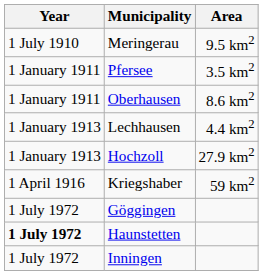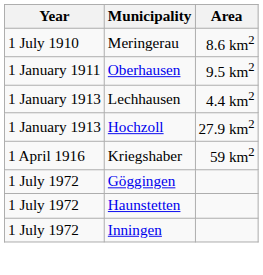(230, 42) 9.5 km2 -> (230, 42) 8.6 km2
- row: (130, 70)
(230, 99) 8.6 km2 -> (230, 70) 9.5 km2
(45, 234) bold -> (43, 205) normal
